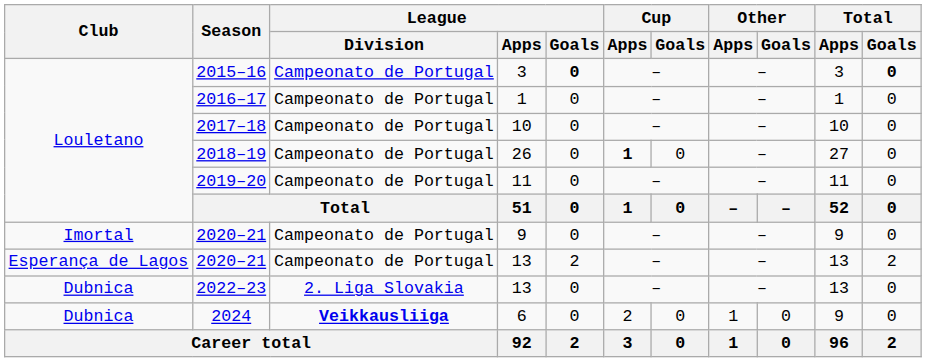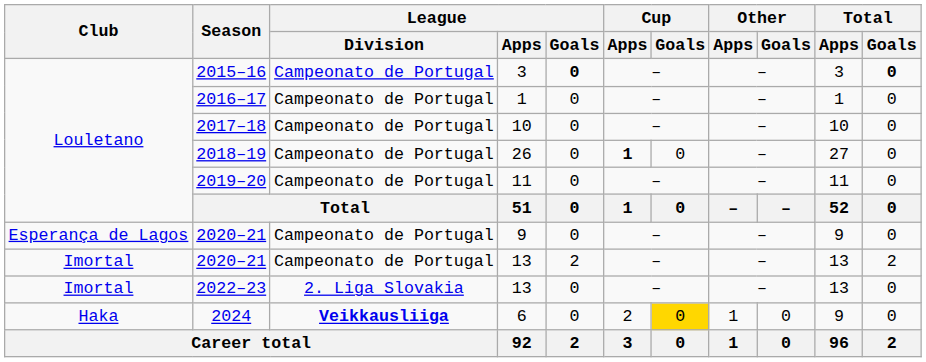(98, 235) Imortal -> (98, 235) Esperança de Lagos
(98, 262) Esperança de Lagos -> (98, 262) Imortal
(98, 289) Dubnica -> (98, 289) Imortal
(98, 317) Dubnica -> (98, 317) Haka
(680, 317) no background -> (680, 317) gold background
